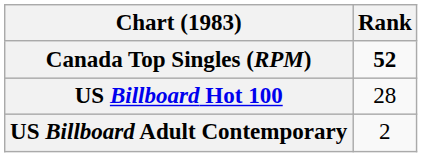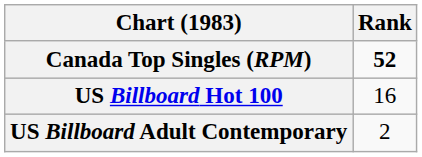(385, 95) 28 -> (385, 95) 16
